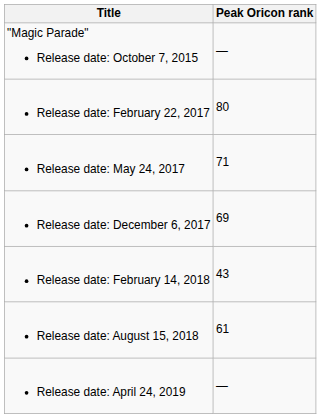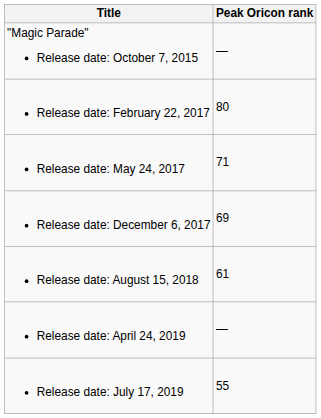- row: (109, 281)
+ row: (109, 392)
